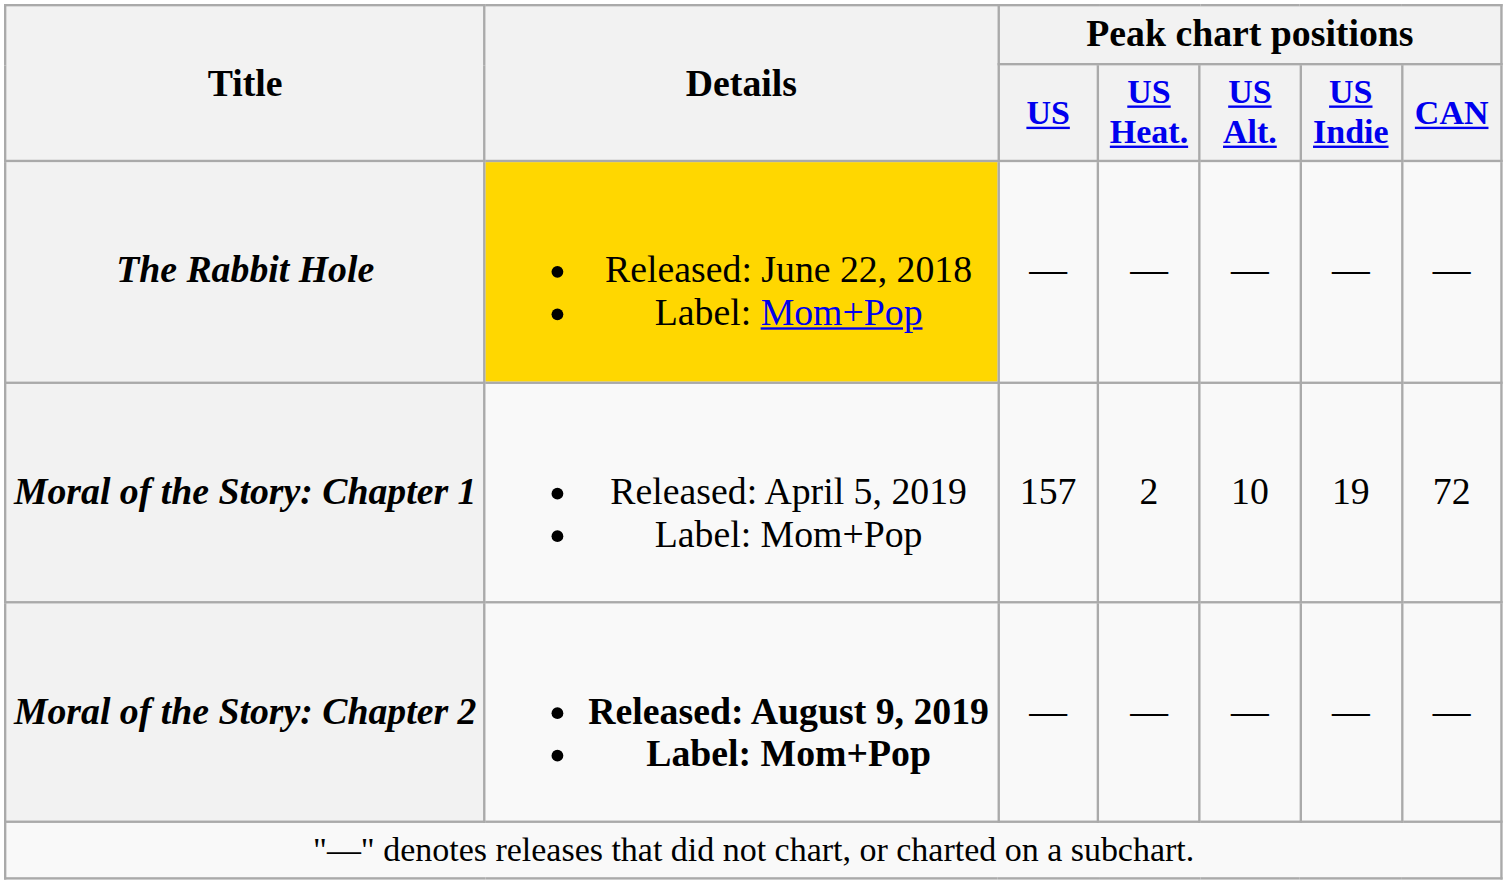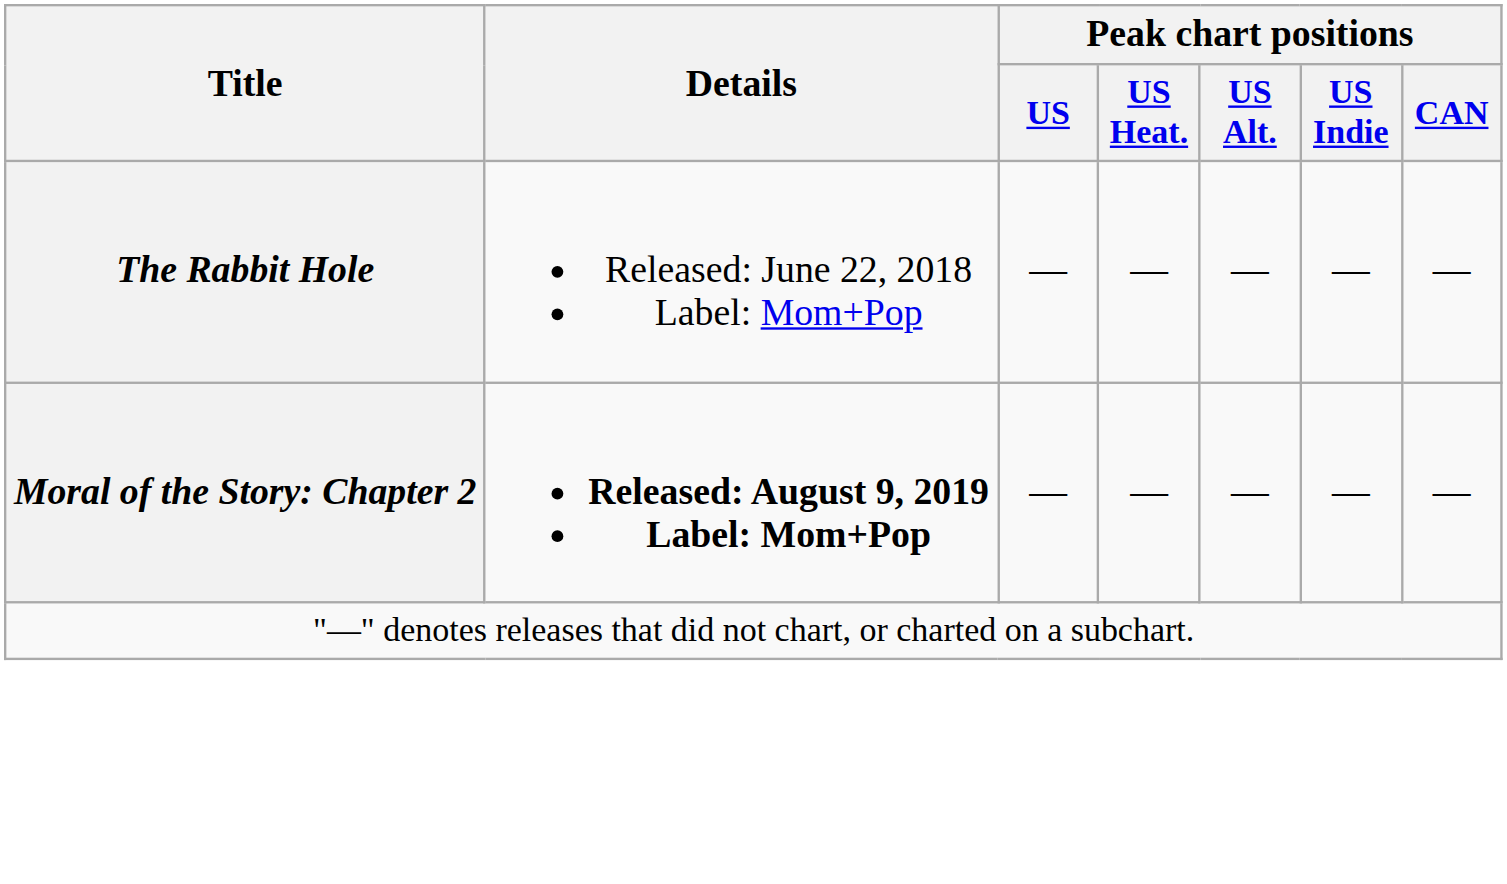(741, 293) gold background -> (741, 293) no background
- row: (245, 491)
